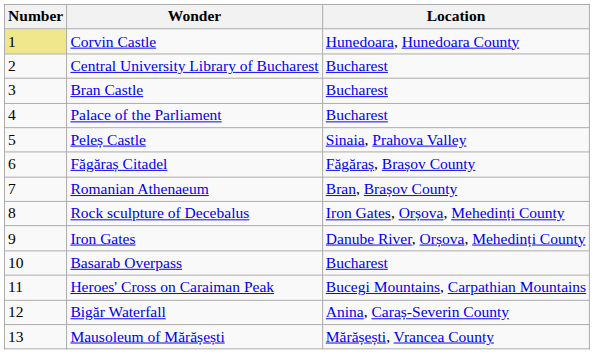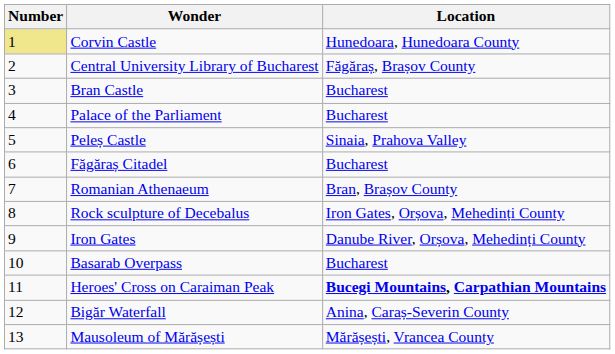(357, 66) Bucharest -> (401, 66) Făgăraș, Brașov County
(401, 164) Făgăraș, Brașov County -> (357, 164) Bucharest
(456, 287) normal -> (466, 287) bold
